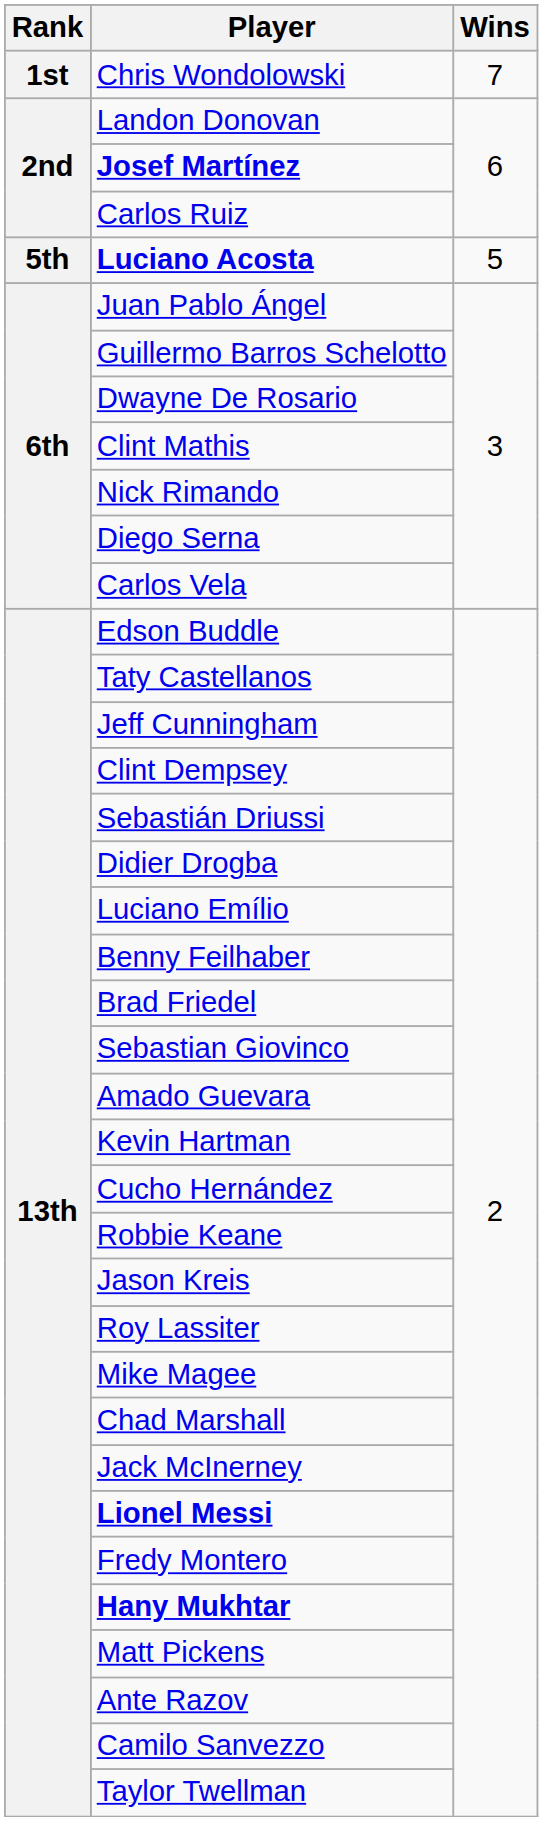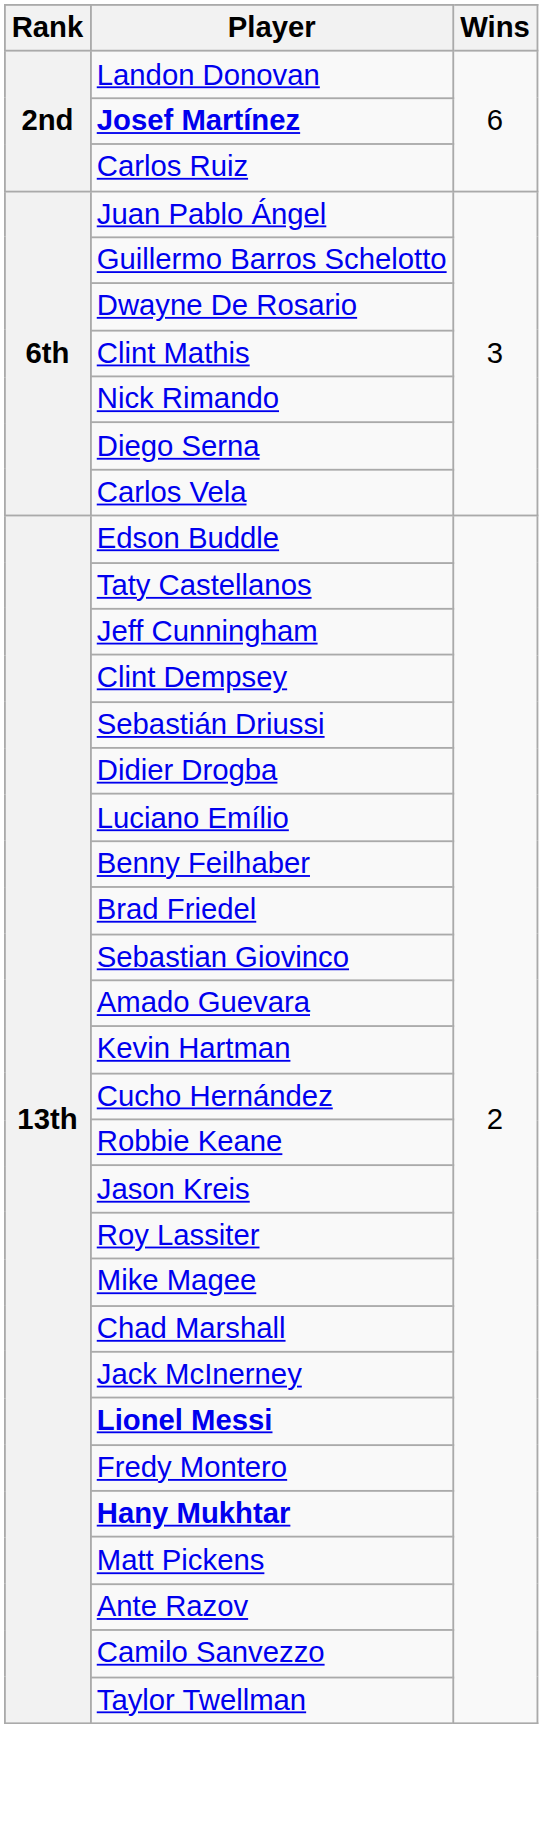- row: (221, 74)
- row: (205, 259)
